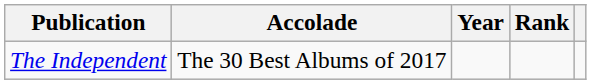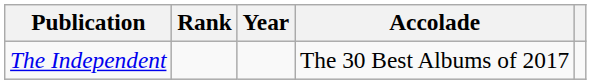columns swapped: (312, 23) <-> (542, 23)
